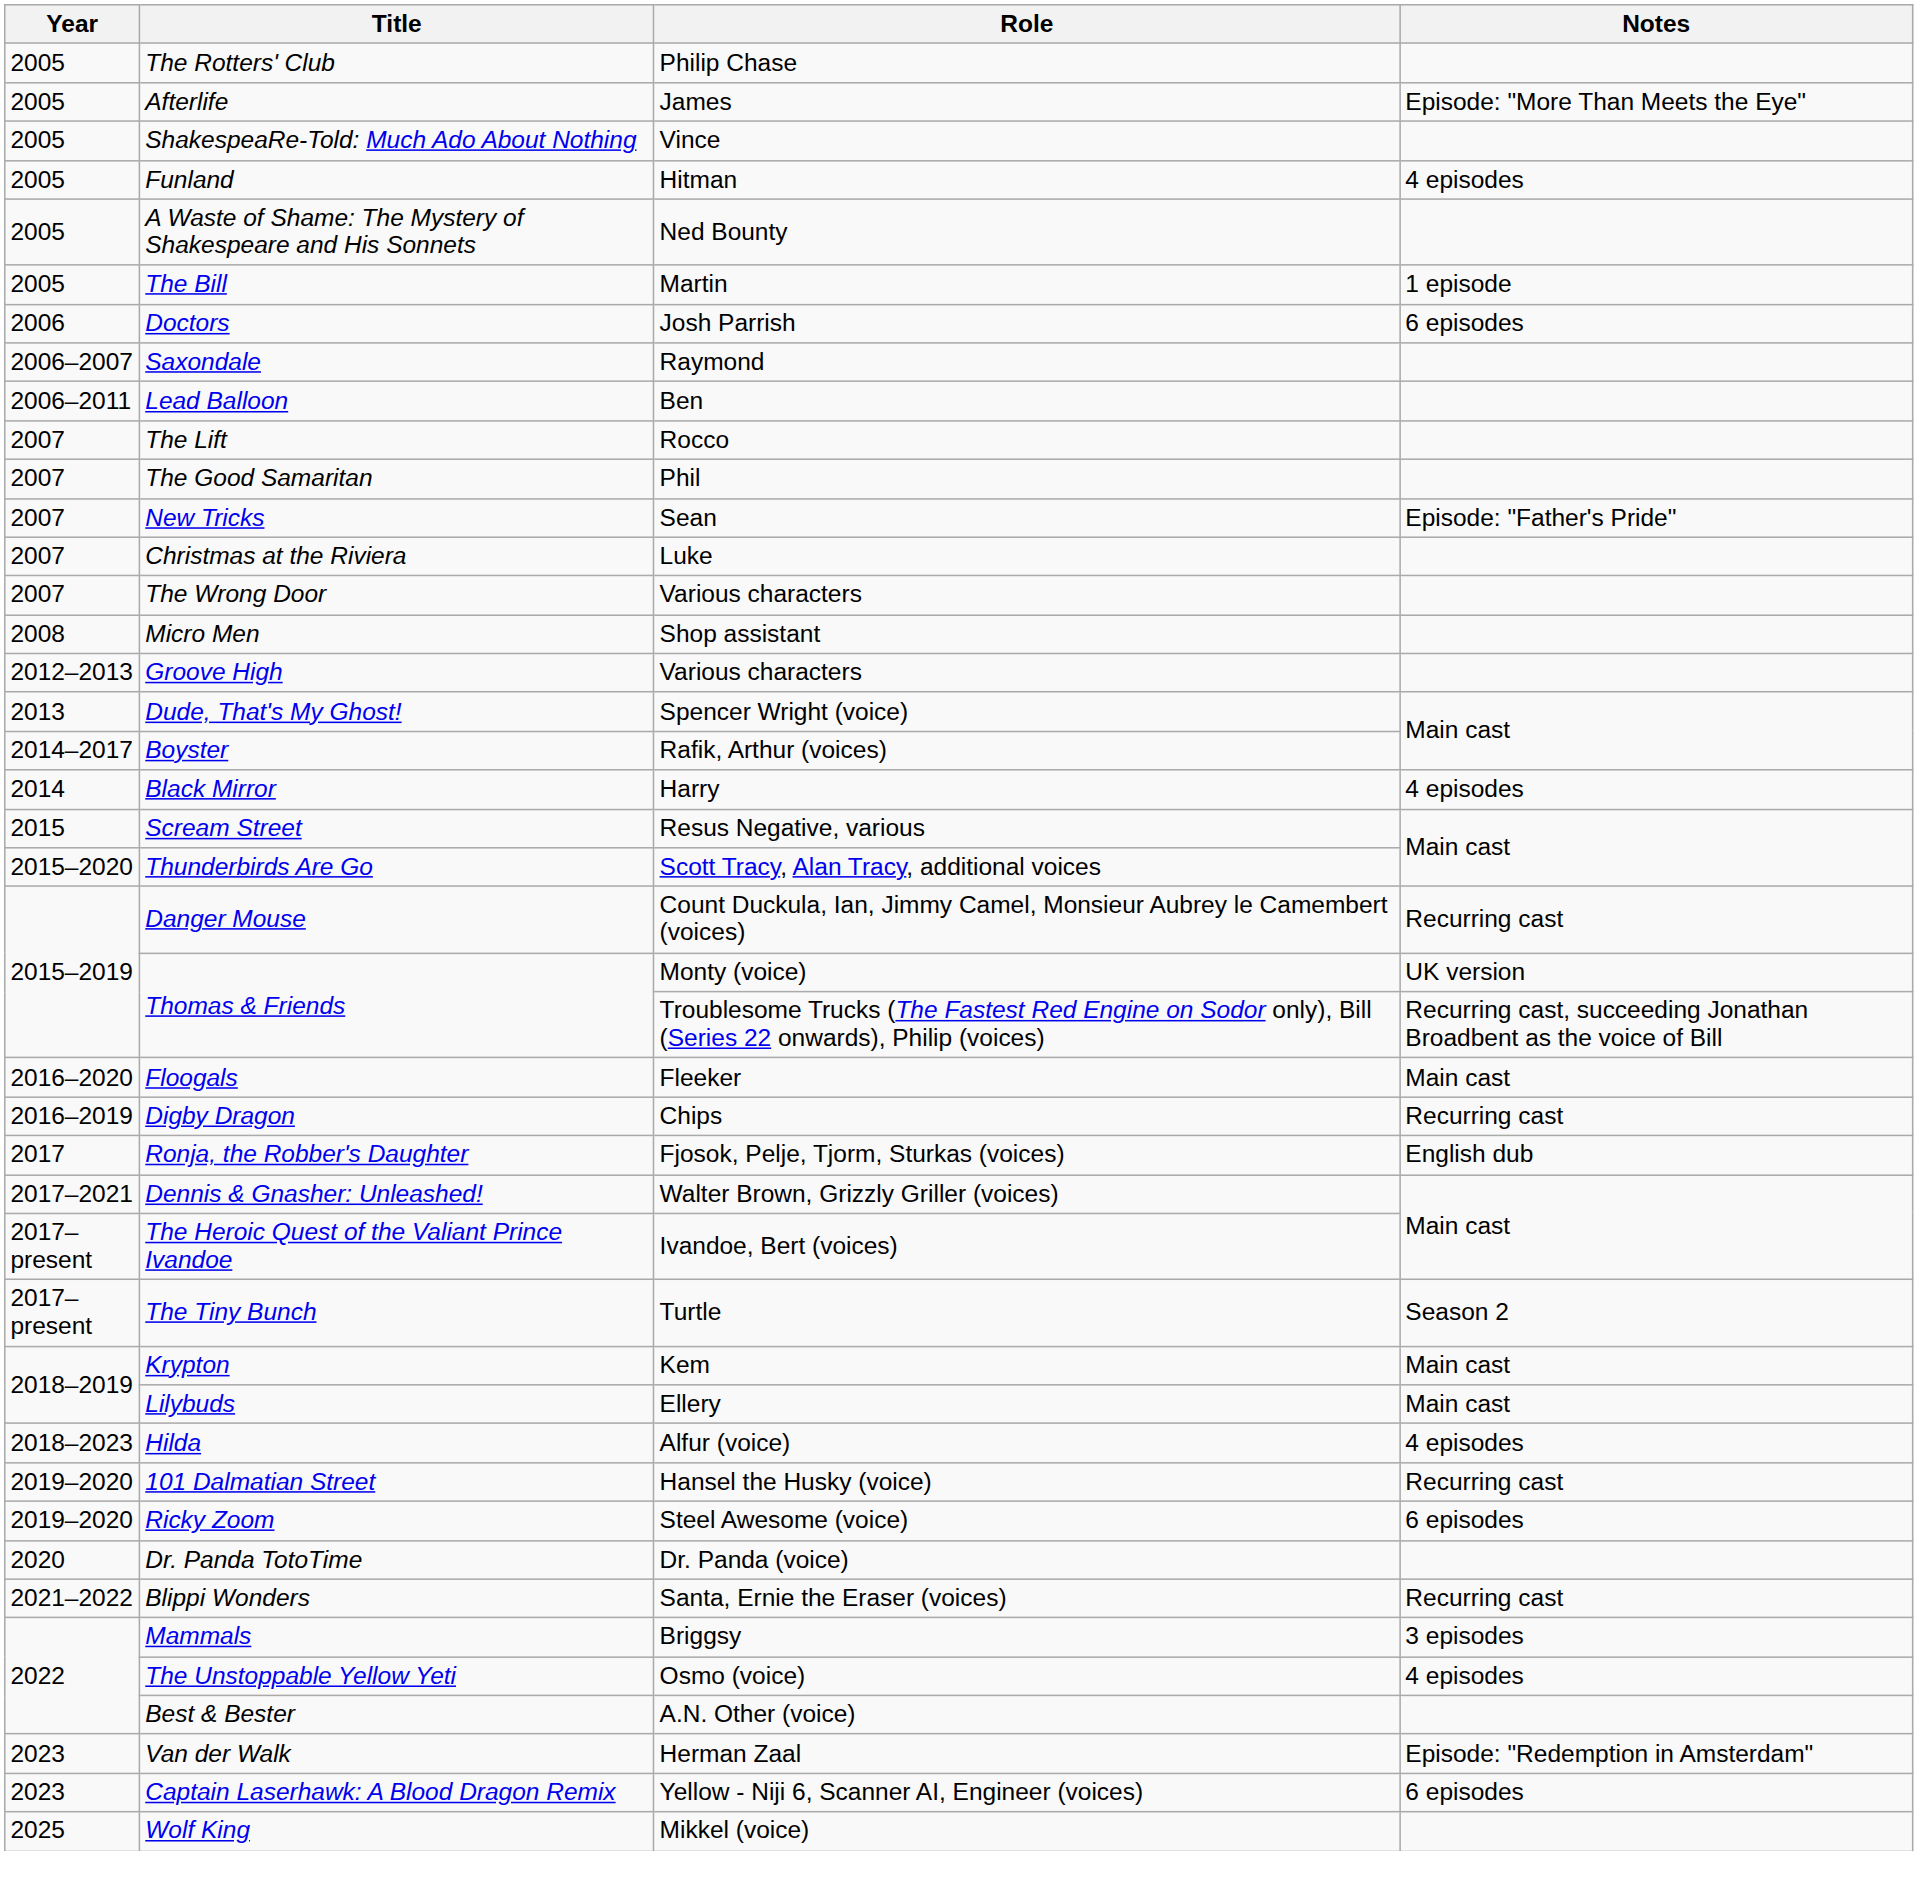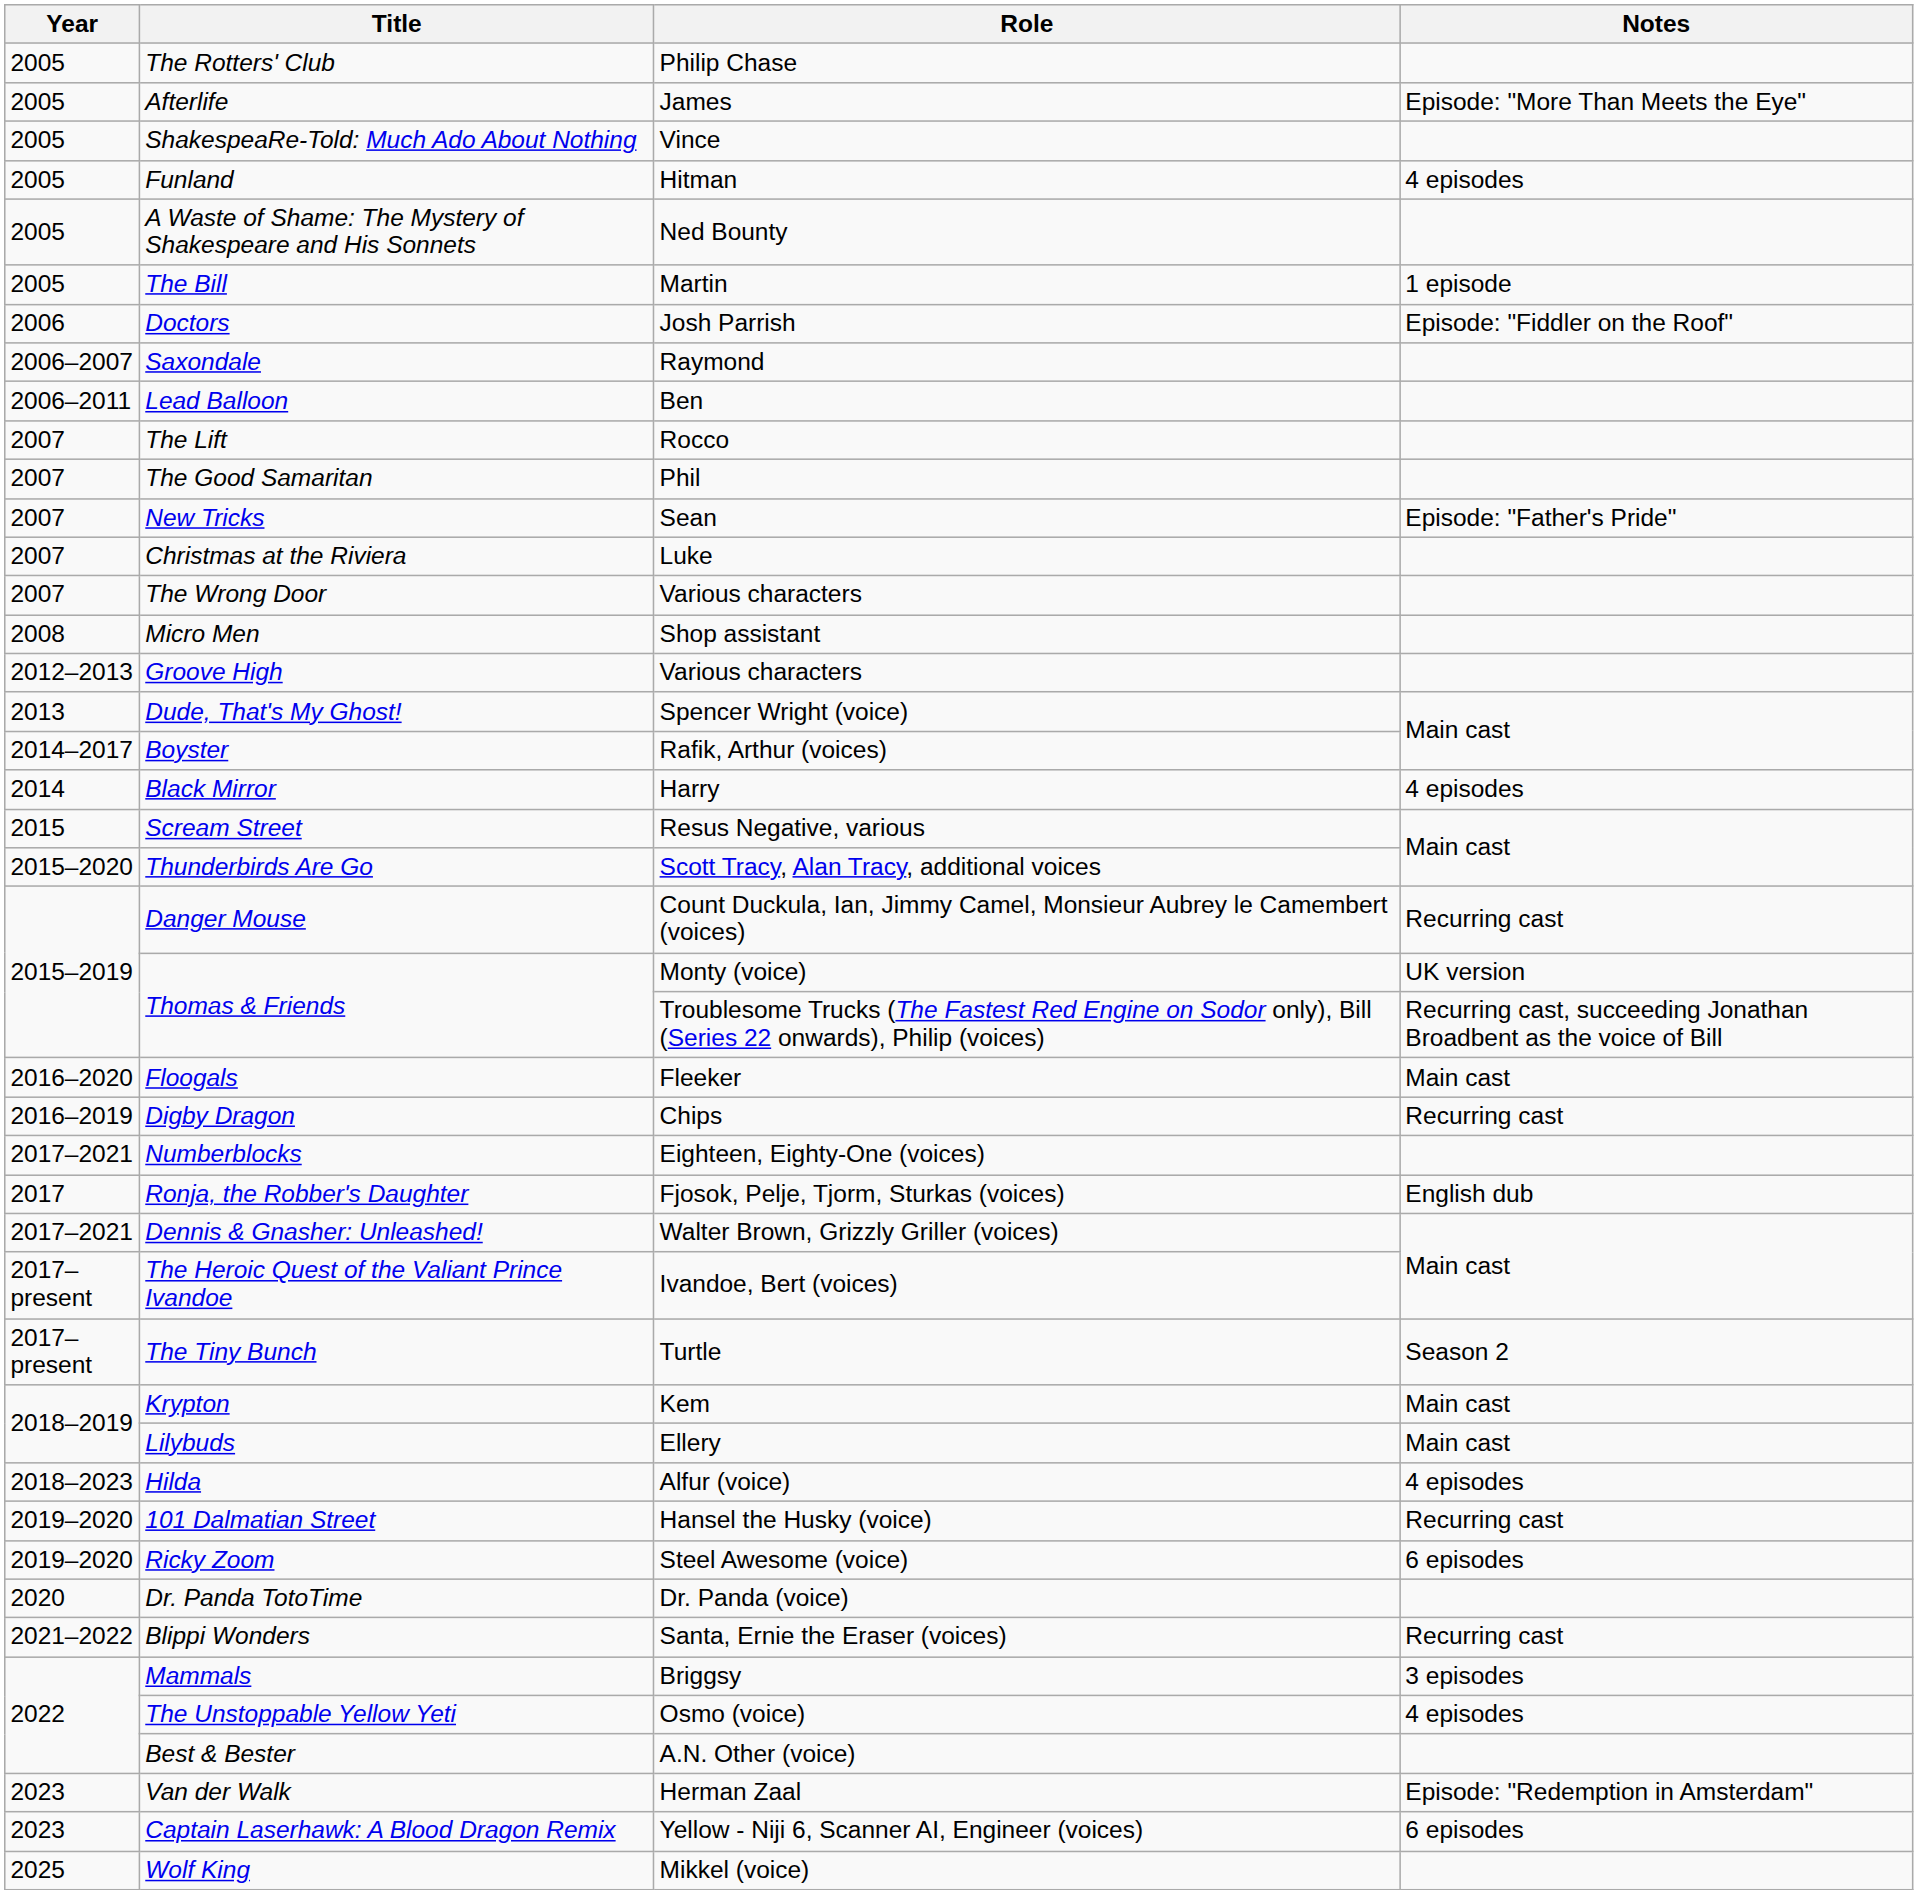(1465, 323) 6 episodes -> (1569, 323) Episode: "Fiddler on the Roof"
+ row: (223, 1154)
